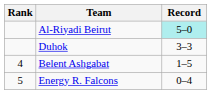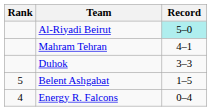+ row: (73, 47)
(20, 64) 4 -> (20, 81) 5
(20, 81) 5 -> (20, 98) 4
